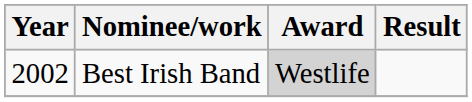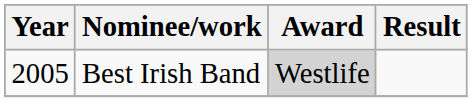(40, 72) 2002 -> (40, 72) 2005
